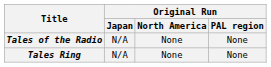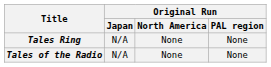rows swapped: (54, 55) <-> (54, 40)
